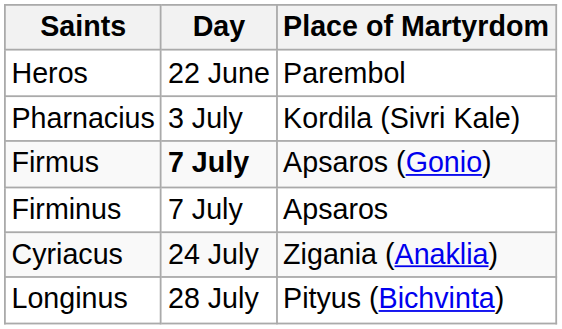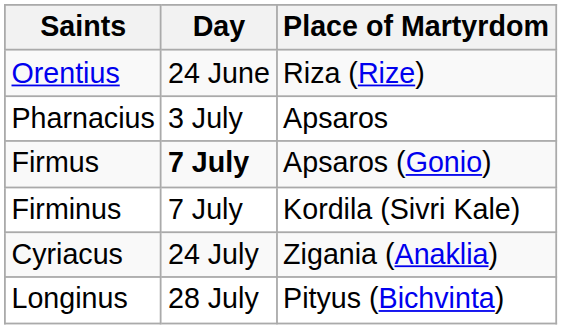- row: (50, 72)
+ row: (66, 72)
(402, 118) Kordila (Sivri Kale) -> (336, 118) Apsaros
(336, 208) Apsaros -> (402, 208) Kordila (Sivri Kale)
